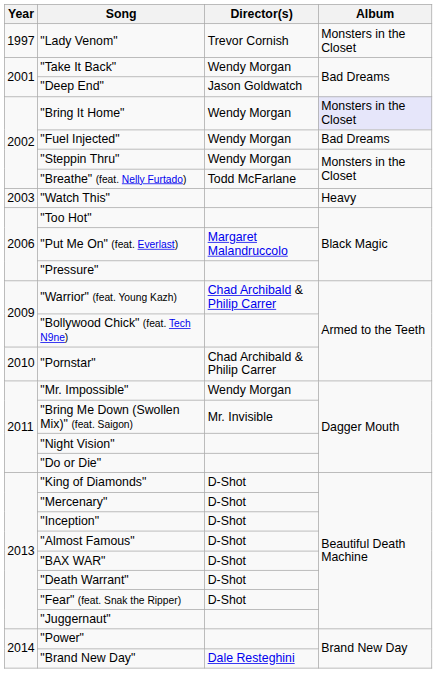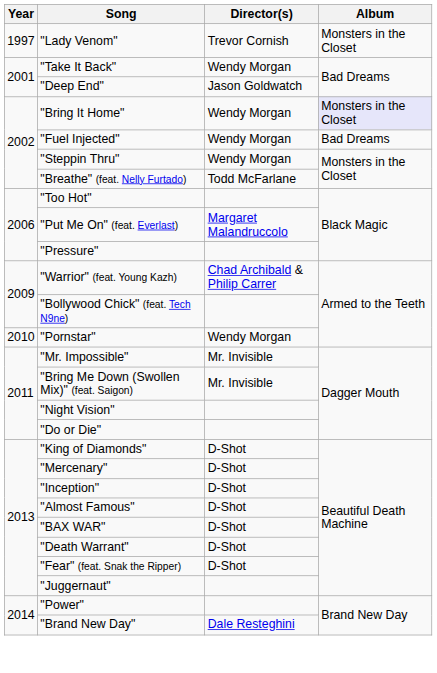- row: (75, 198)
(255, 364) Chad Archibald & Philip Carrer -> (249, 337) Wendy Morgan
(249, 390) Wendy Morgan -> (240, 357) Mr. Invisible
